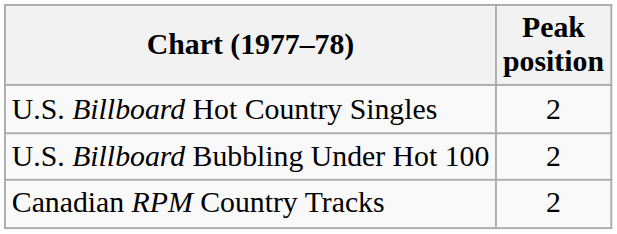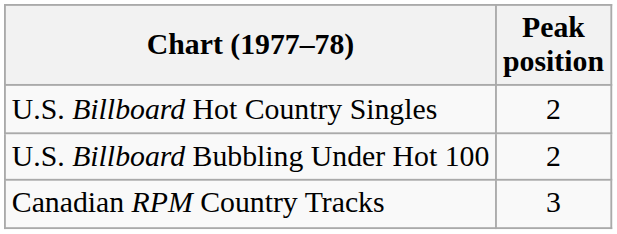(554, 203) 2 -> (554, 203) 3
